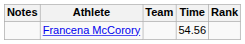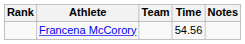columns swapped: (225, 13) <-> (22, 13)
